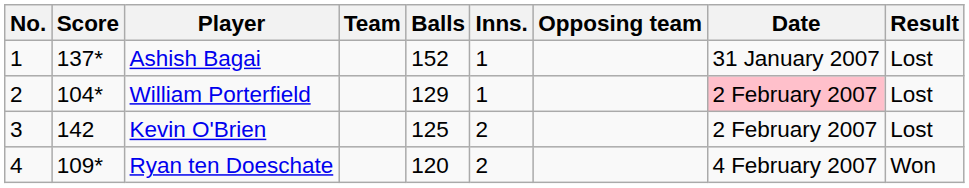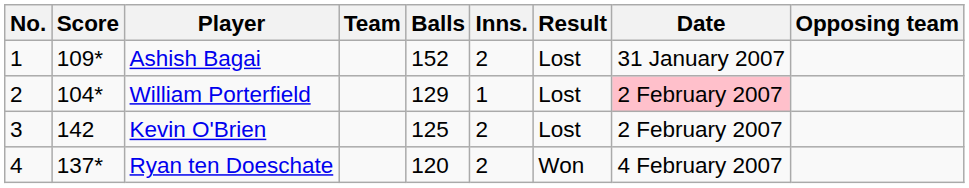columns swapped: (620, 23) <-> (925, 23)
(80, 58) 137* -> (80, 58) 109*
(482, 58) 1 -> (482, 58) 2
(80, 165) 109* -> (80, 165) 137*
